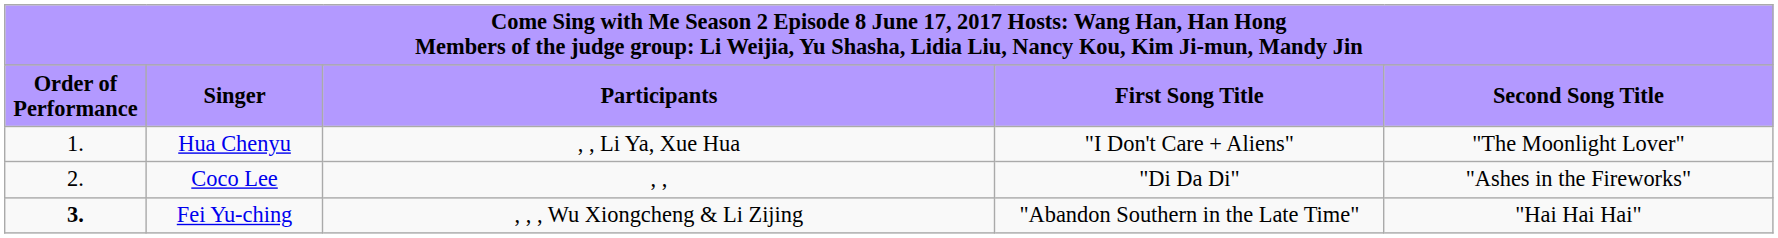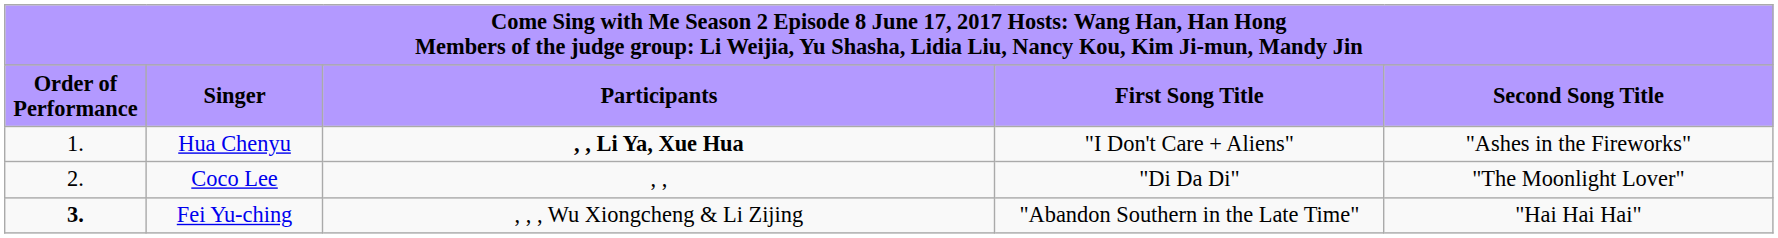(659, 143) normal -> (659, 143) bold
(1578, 143) "The Moonlight Lover" -> (1578, 143) "Ashes in the Fireworks"
(1578, 179) "Ashes in the Fireworks" -> (1578, 179) "The Moonlight Lover"
